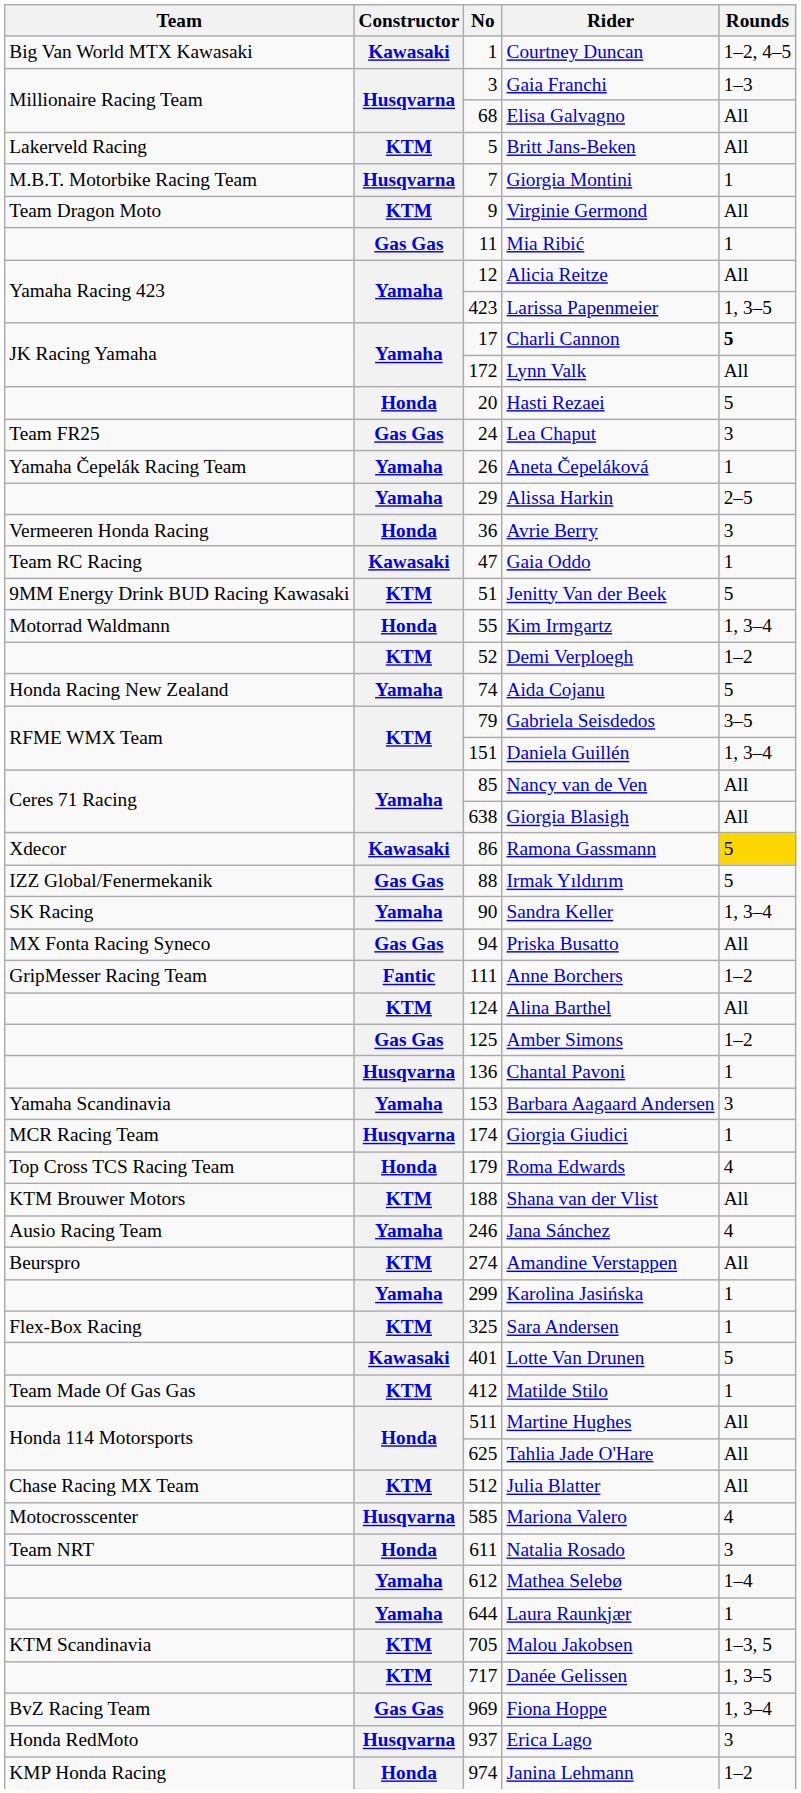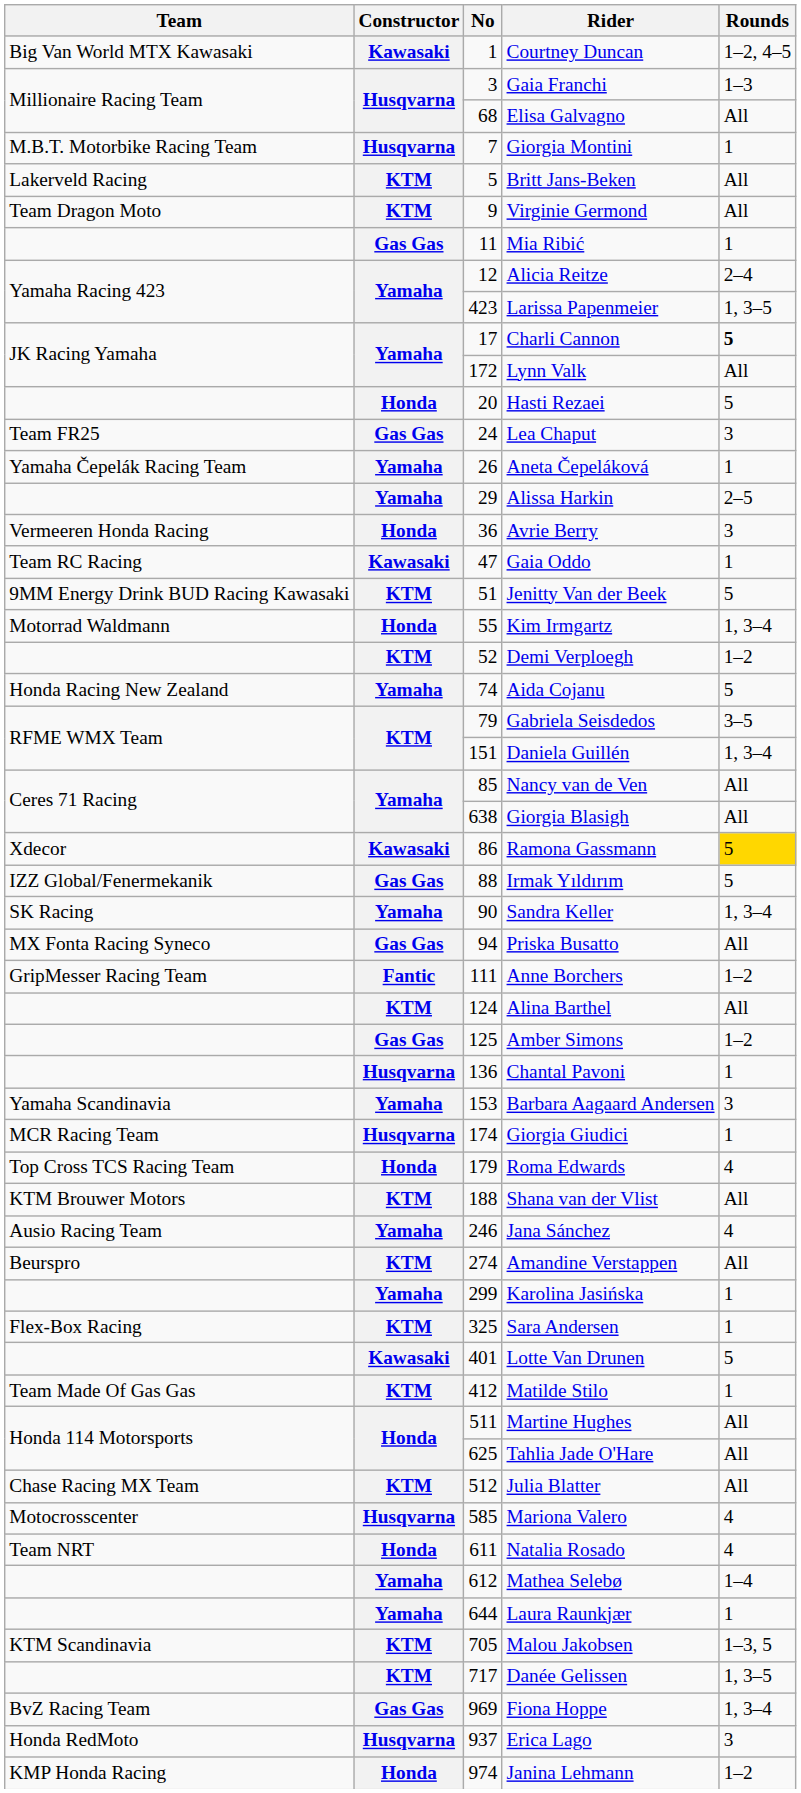rows swapped: (571, 147) <-> (569, 179)
(736, 274) All -> (738, 274) 2–4
(728, 1549) 3 -> (728, 1549) 4
